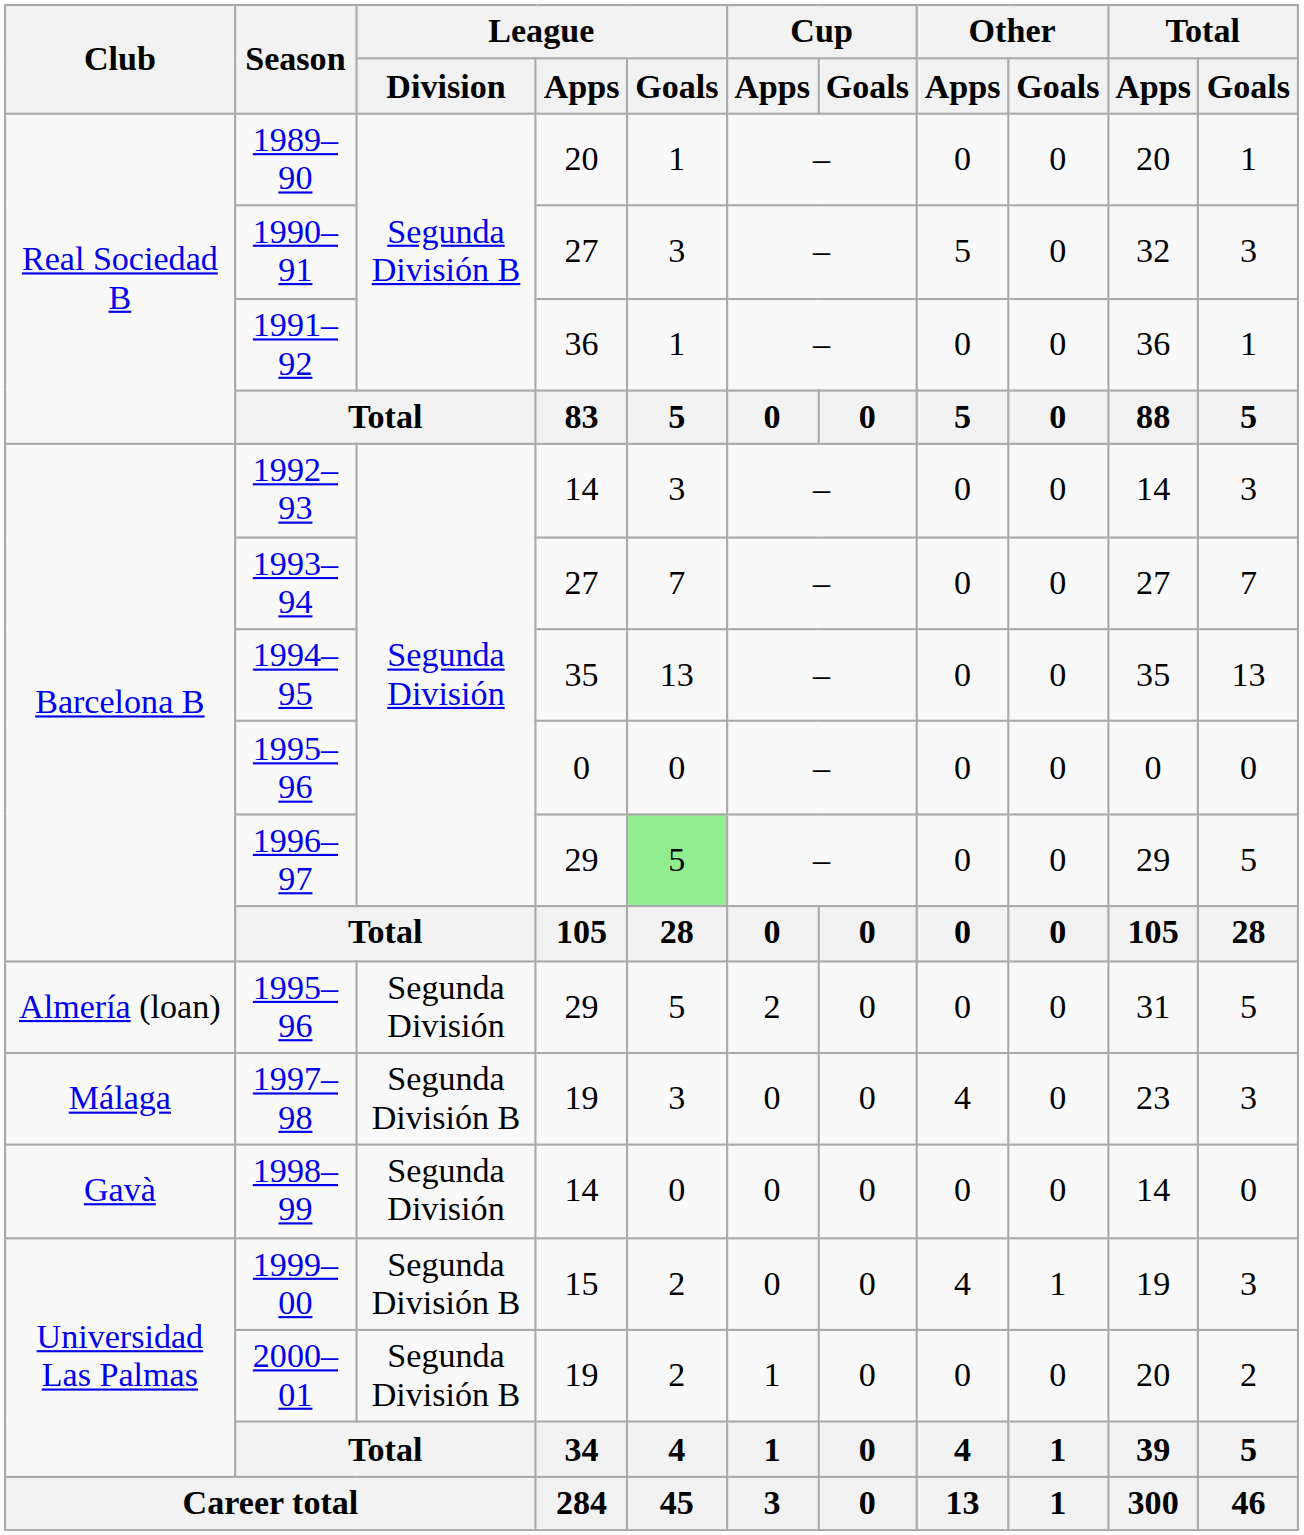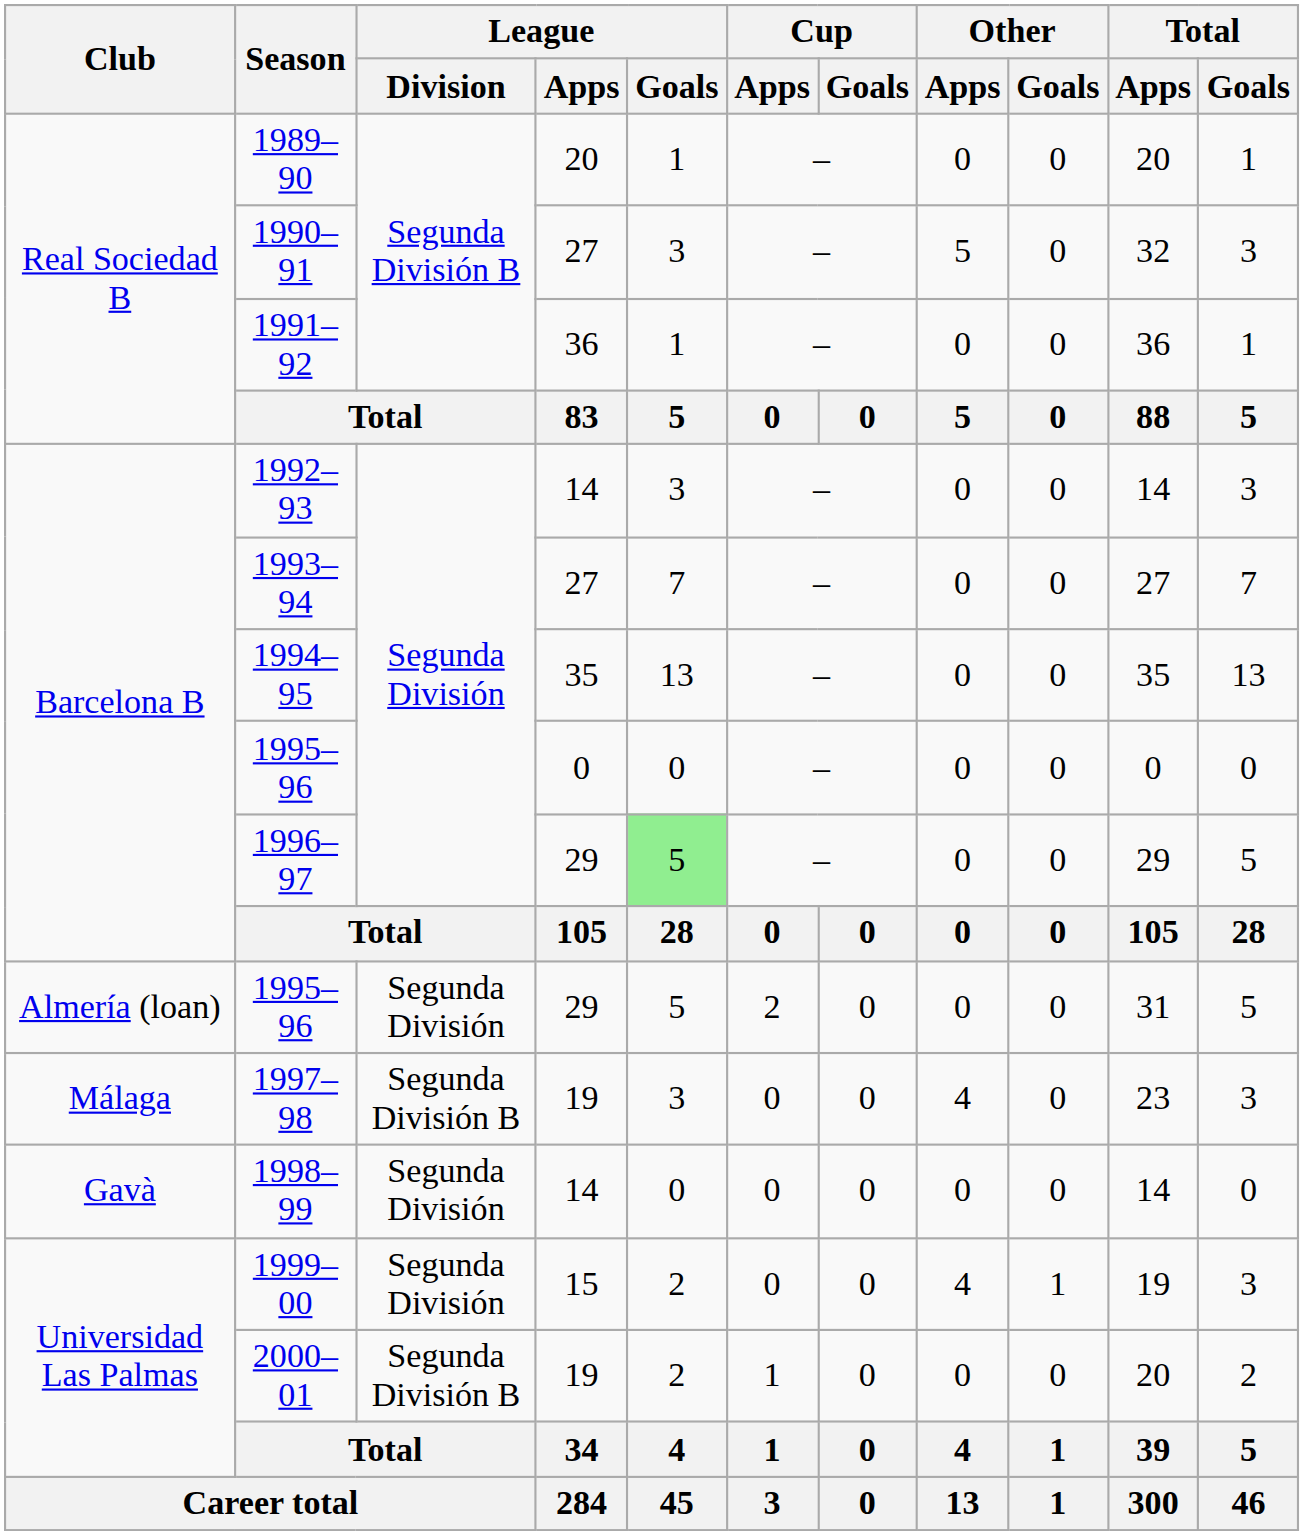(446, 1283) Segunda División B -> (446, 1283) Segunda División
